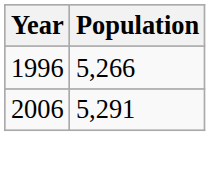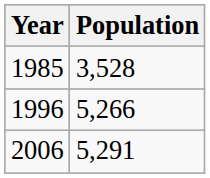+ row: (37, 67)
